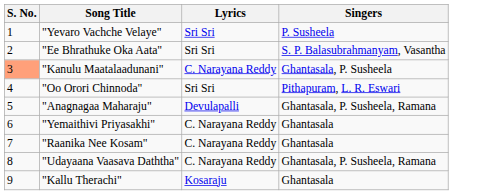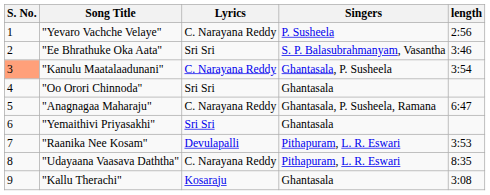+ column: (467, 13)
(200, 32) Sri Sri -> (230, 32) C. Narayana Reddy
(341, 87) Pithapuram, L. R. Eswari -> (308, 87) Ghantasala
(212, 106) Devulapalli -> (230, 106) C. Narayana Reddy
(230, 124) C. Narayana Reddy -> (200, 124) Sri Sri
(230, 143) C. Narayana Reddy -> (212, 143) Devulapalli
(308, 143) Ghantasala -> (341, 143) Pithapuram, L. R. Eswari
(359, 161) Ghantasala, P. Susheela, Ramana -> (341, 161) Pithapuram, L. R. Eswari
